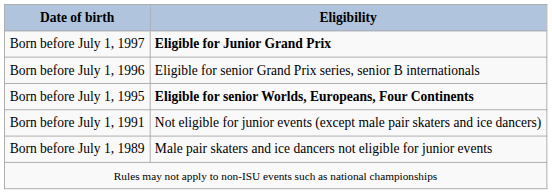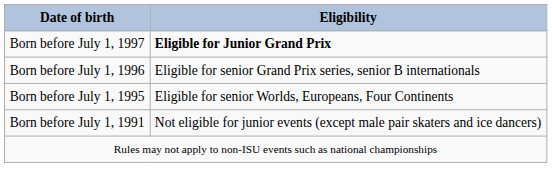(314, 97) bold -> (304, 97) normal
- row: (77, 149)
